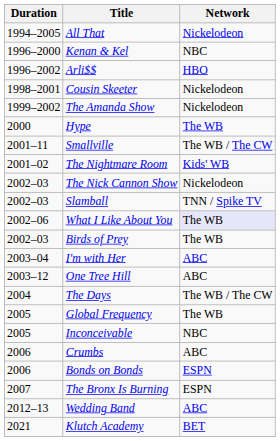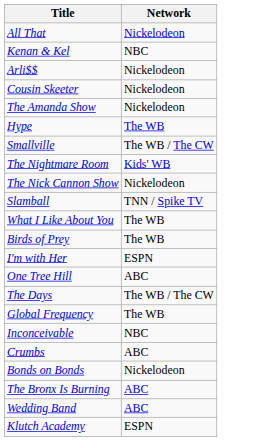- column: (34, 13)
(195, 70) HBO -> (154, 70) Nickelodeon
(203, 220) lavender background -> (144, 220) no background
(195, 257) ABC -> (139, 257) ESPN
(197, 370) ESPN -> (154, 370) Nickelodeon
(197, 389) ESPN -> (136, 389) ABC
(194, 426) BET -> (139, 426) ESPN
